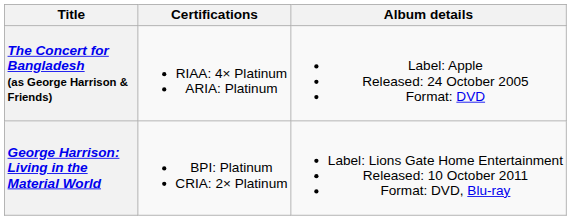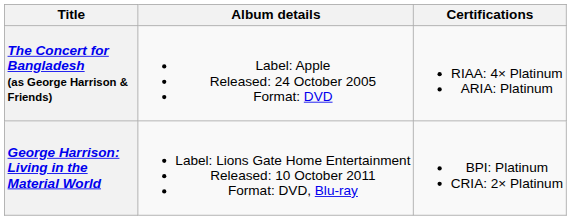columns swapped: (428, 15) <-> (214, 15)
